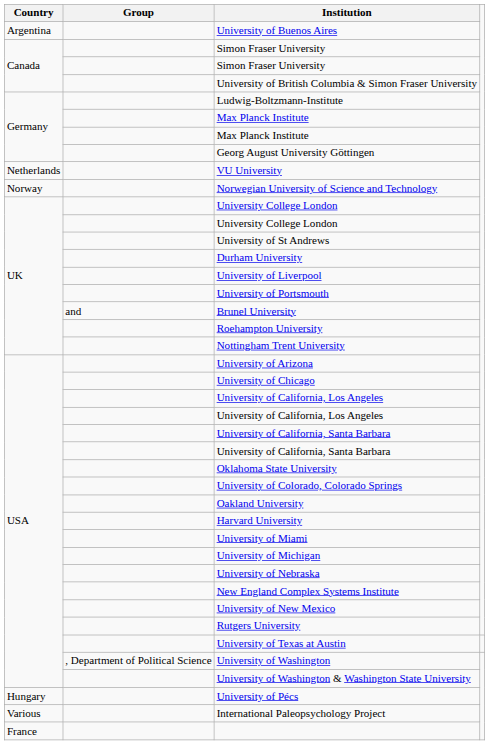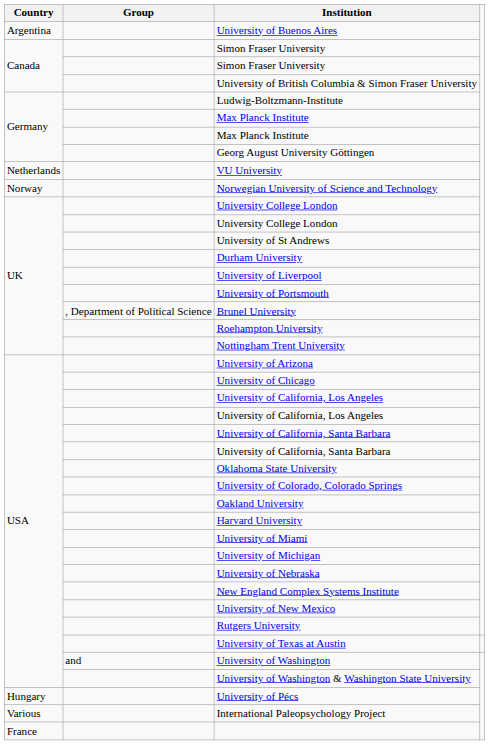(73, 310) and -> (138, 310) , Department of Political Science
(138, 661) , Department of Political Science -> (73, 661) and
